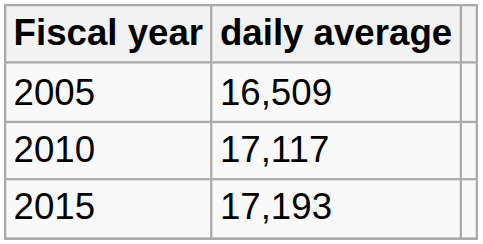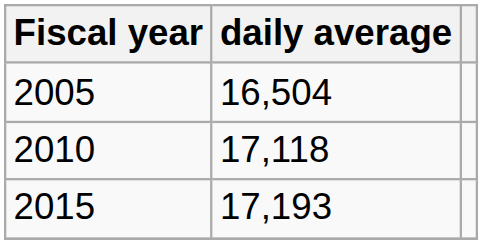(276, 91) 16,509 -> (276, 91) 16,504
(275, 149) 17,117 -> (275, 149) 17,118
